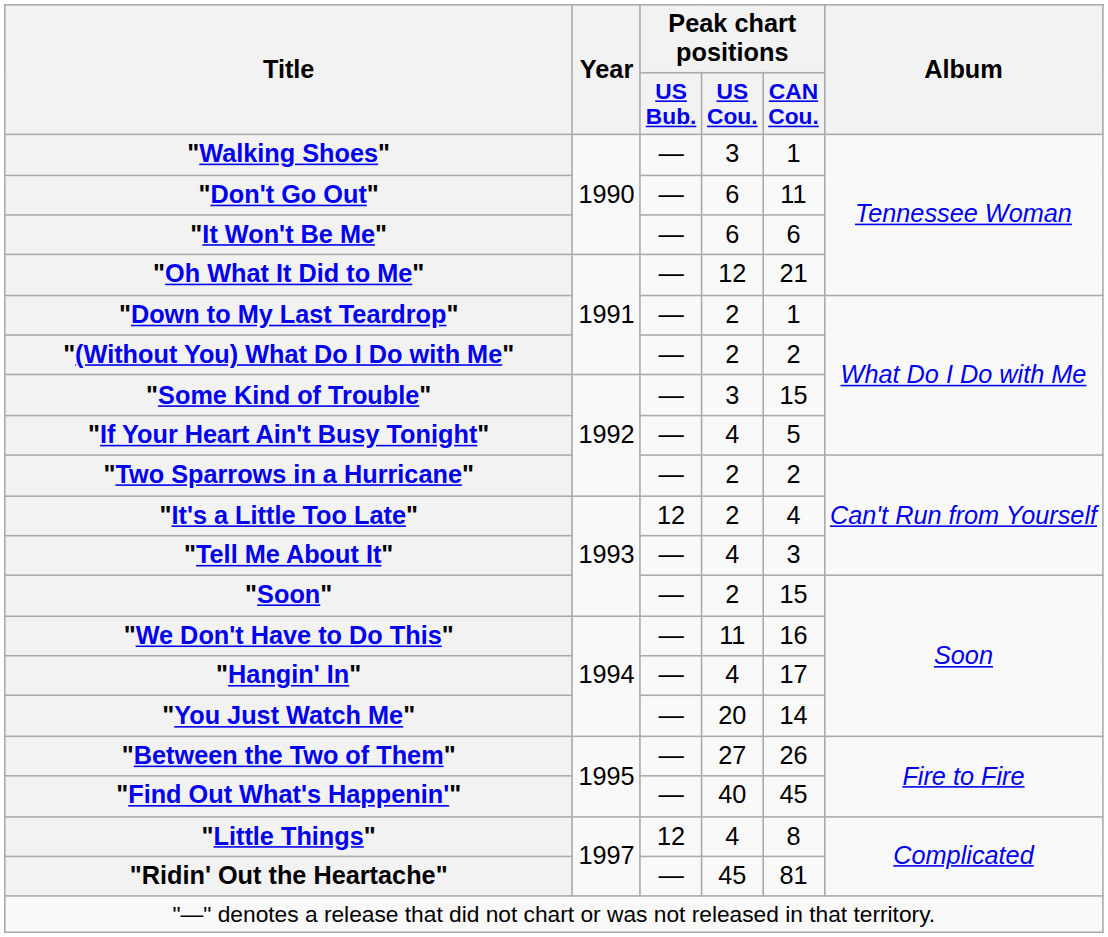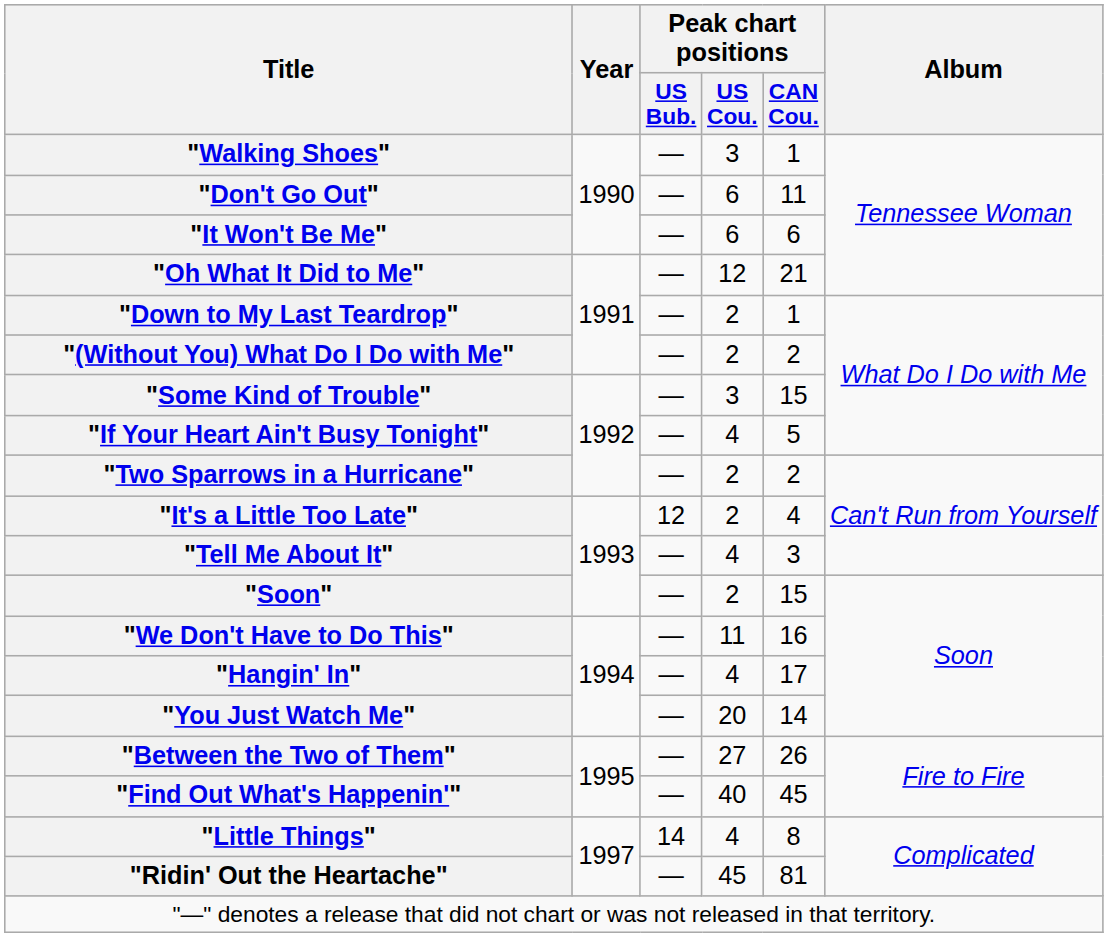(671, 835) 12 -> (671, 835) 14
